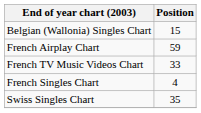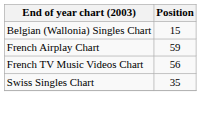(175, 64) 33 -> (175, 64) 56
- row: (53, 82)
